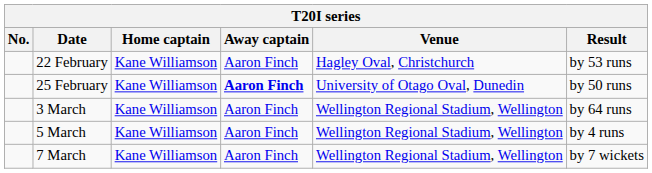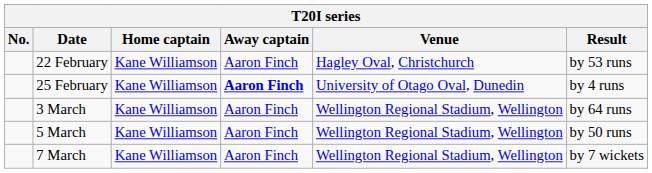(601, 86) by 50 runs -> (597, 86) by 4 runs
(597, 132) by 4 runs -> (601, 132) by 50 runs
